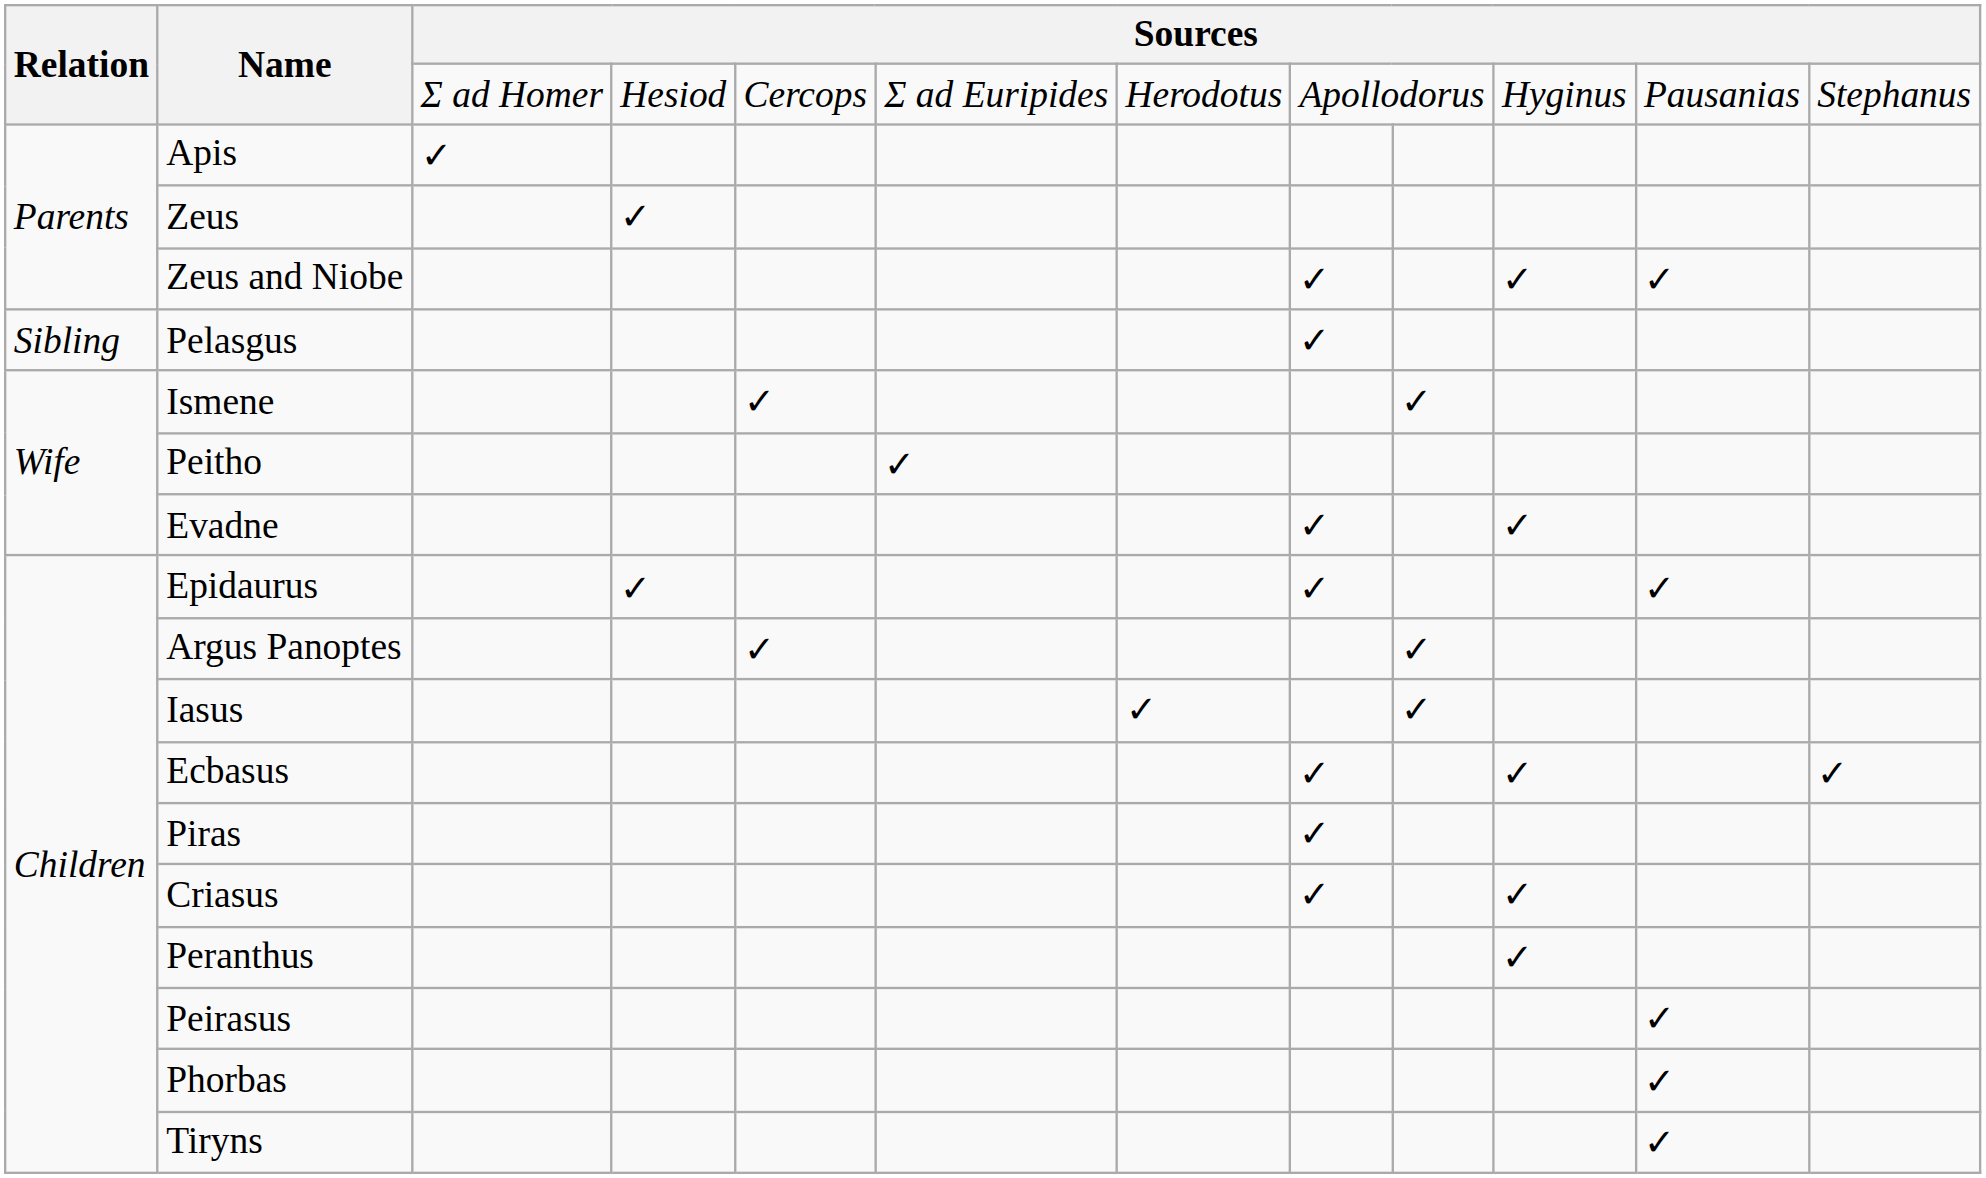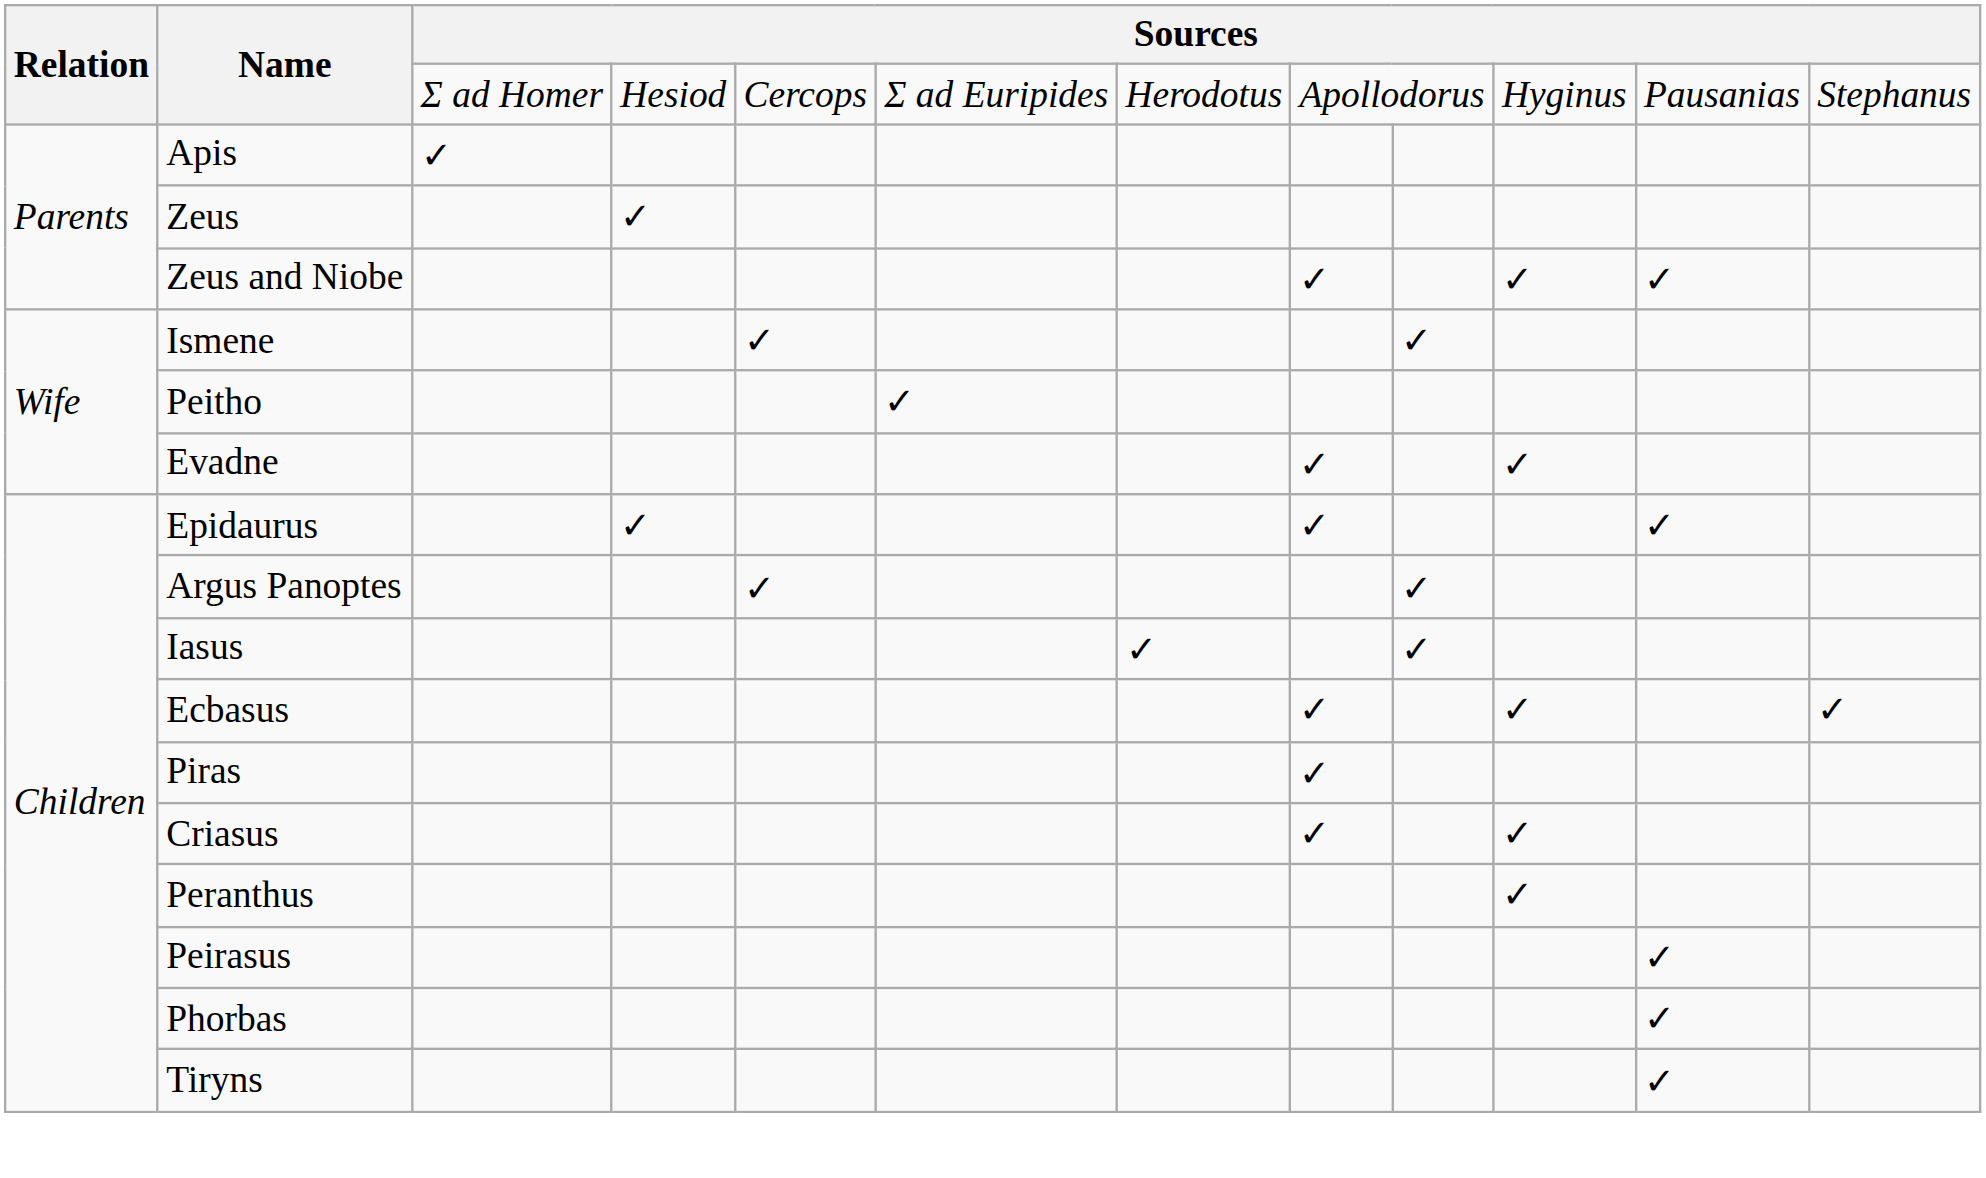- row: (232, 339)
